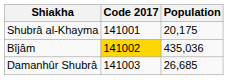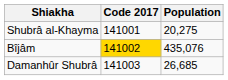(181, 30) 20,175 -> (181, 30) 20,275
(184, 48) 435,036 -> (184, 48) 435,076
